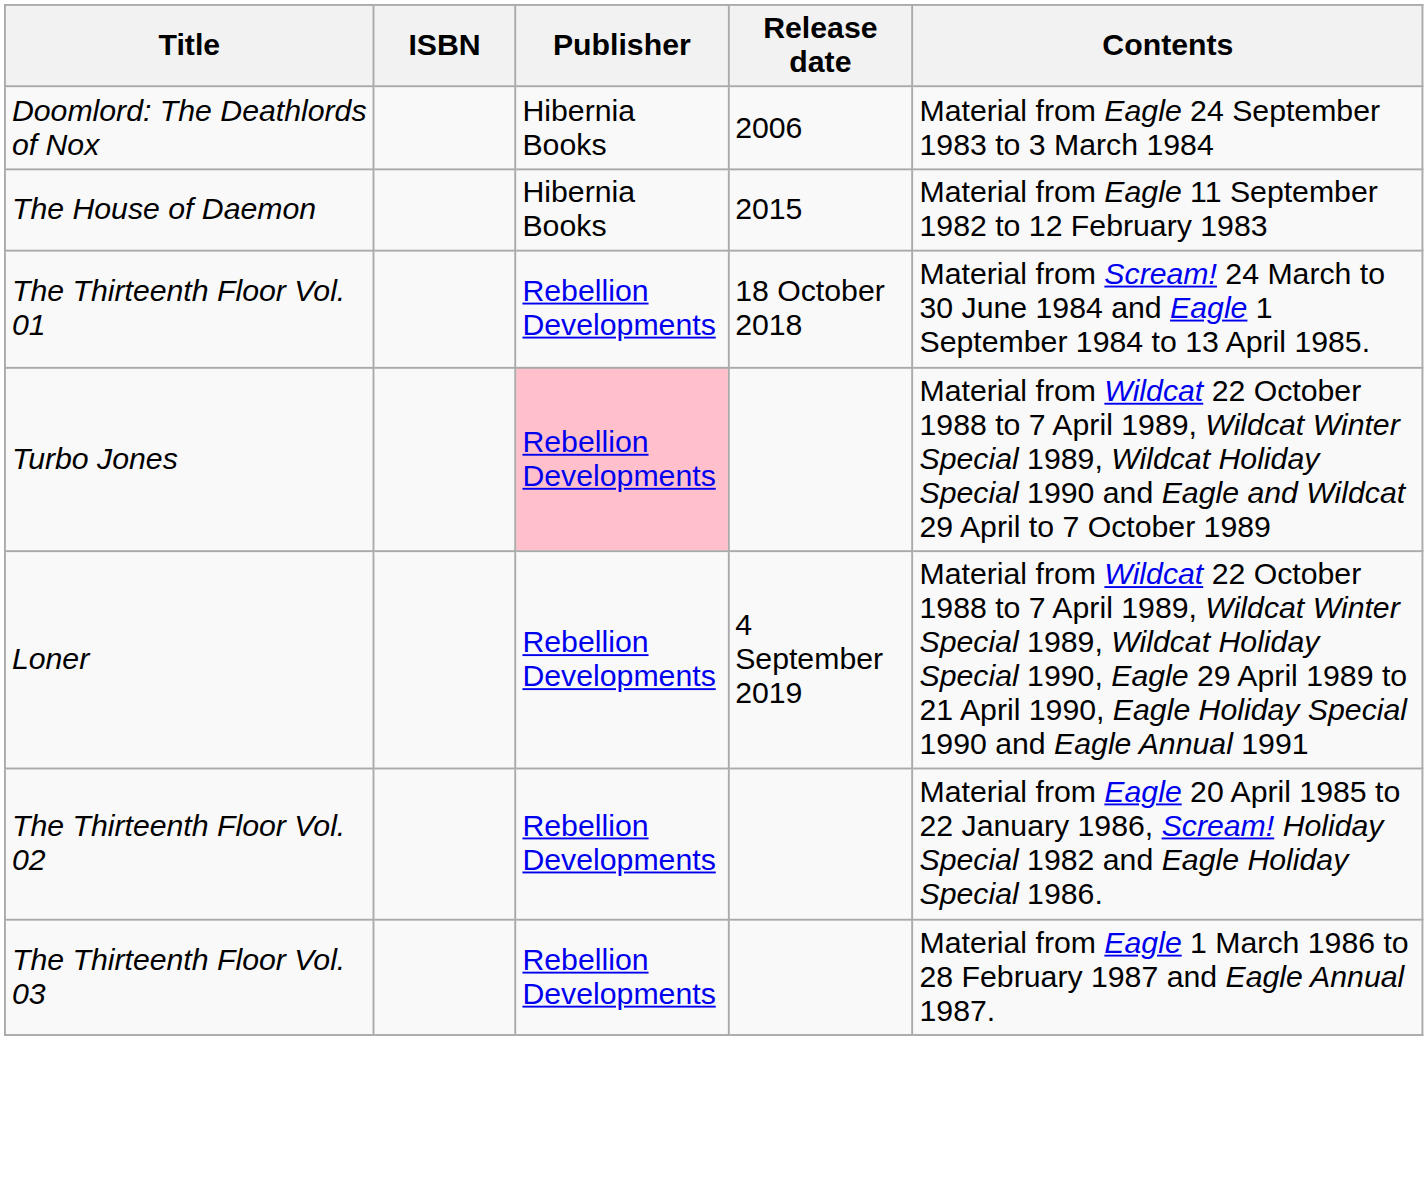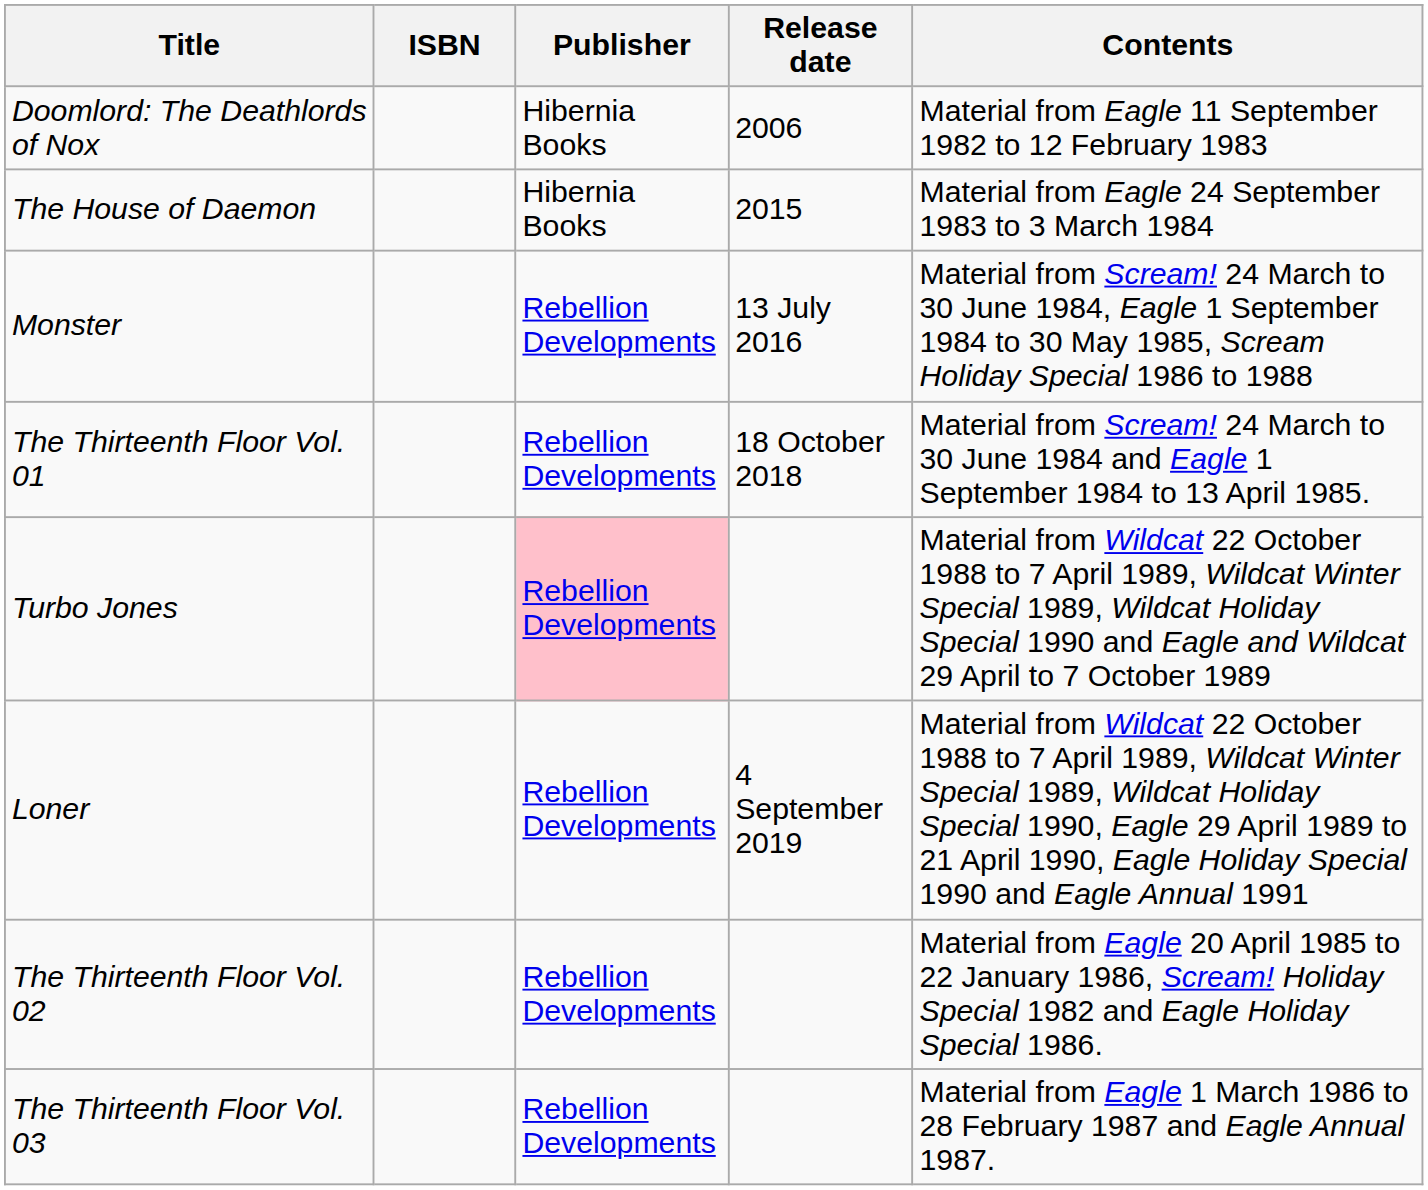(1150, 127) Material from Eagle 24 September 1983 to 3 March 1984 -> (1149, 127) Material from Eagle 11 September 1982 to 12 February 1983
(1149, 209) Material from Eagle 11 September 1982 to 12 February 1983 -> (1150, 209) Material from Eagle 24 September 1983 to 3 March 1984
+ row: (67, 325)
